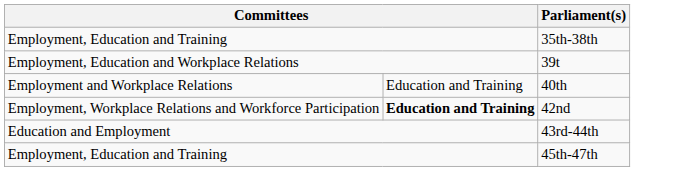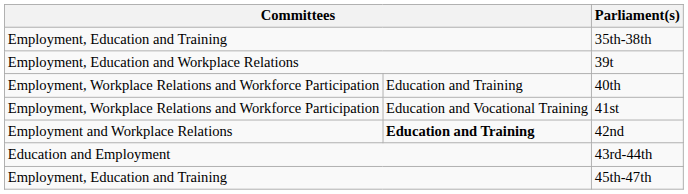(120, 85) Employment and Workplace Relations -> (194, 85) Employment, Workplace Relations and Workforce Participation
+ row: (607, 108)
(194, 108) Employment, Workplace Relations and Workforce Participation -> (120, 131) Employment and Workplace Relations
